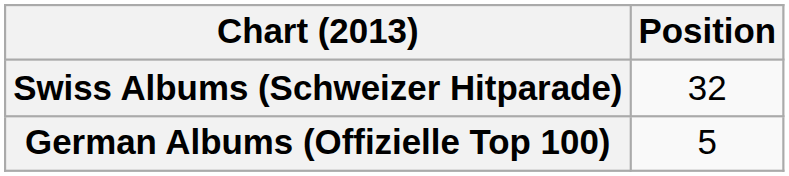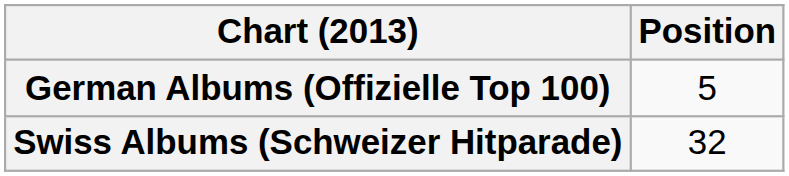rows swapped: (318, 142) <-> (318, 87)
